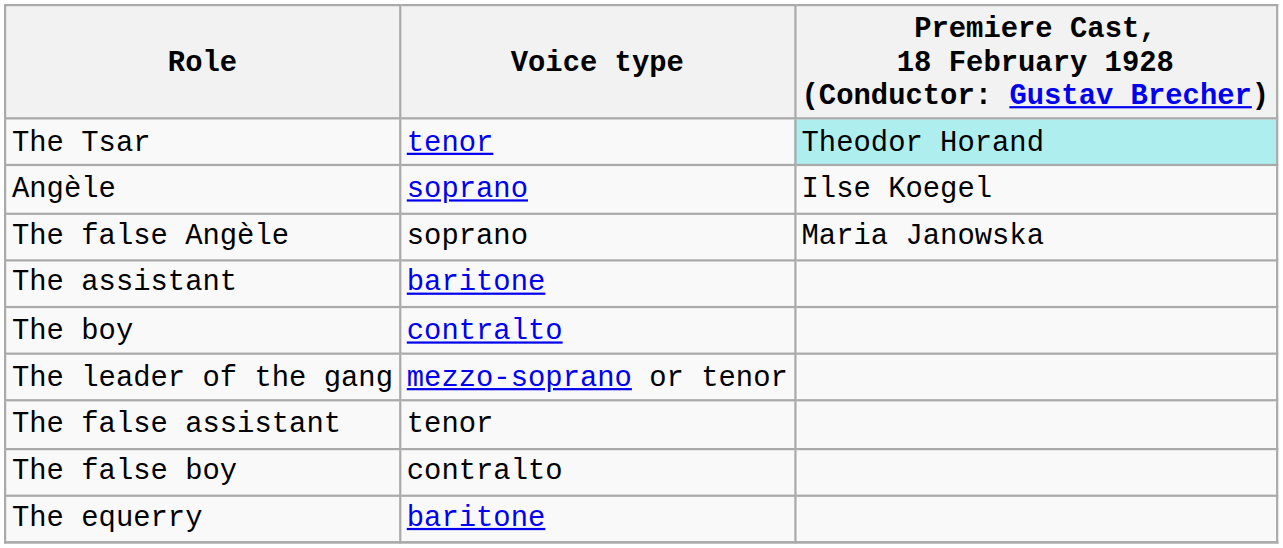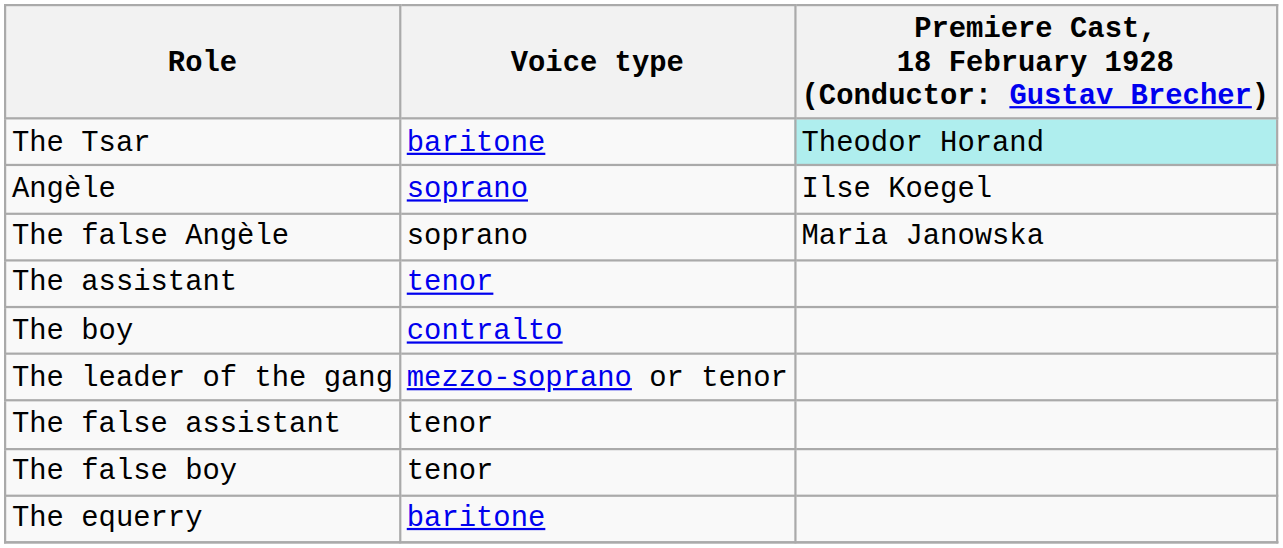(450, 142) tenor -> (476, 142) baritone
(476, 283) baritone -> (450, 283) tenor
(485, 472) contralto -> (450, 472) tenor
